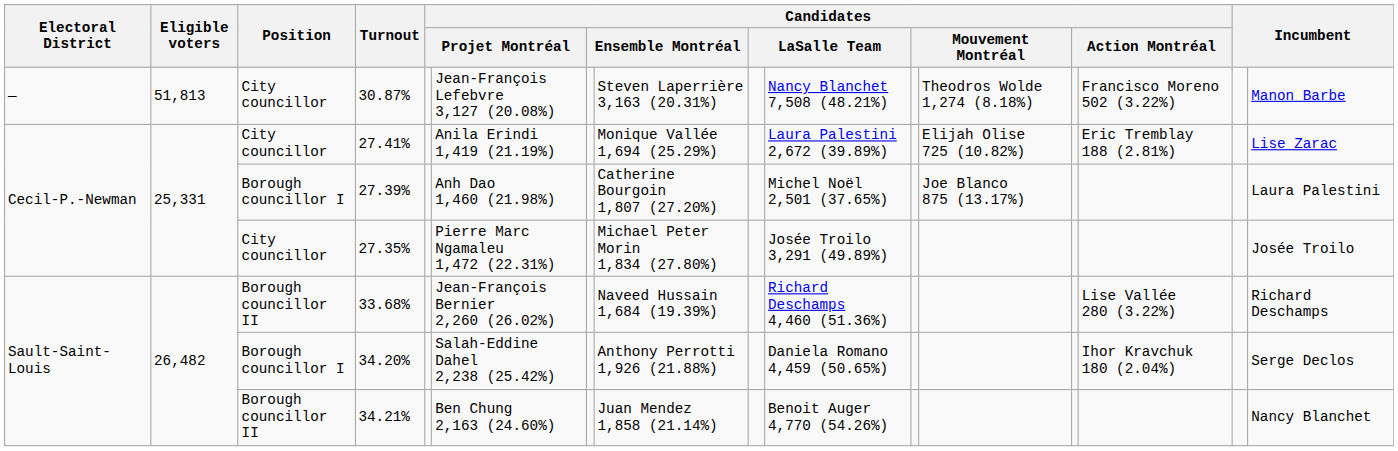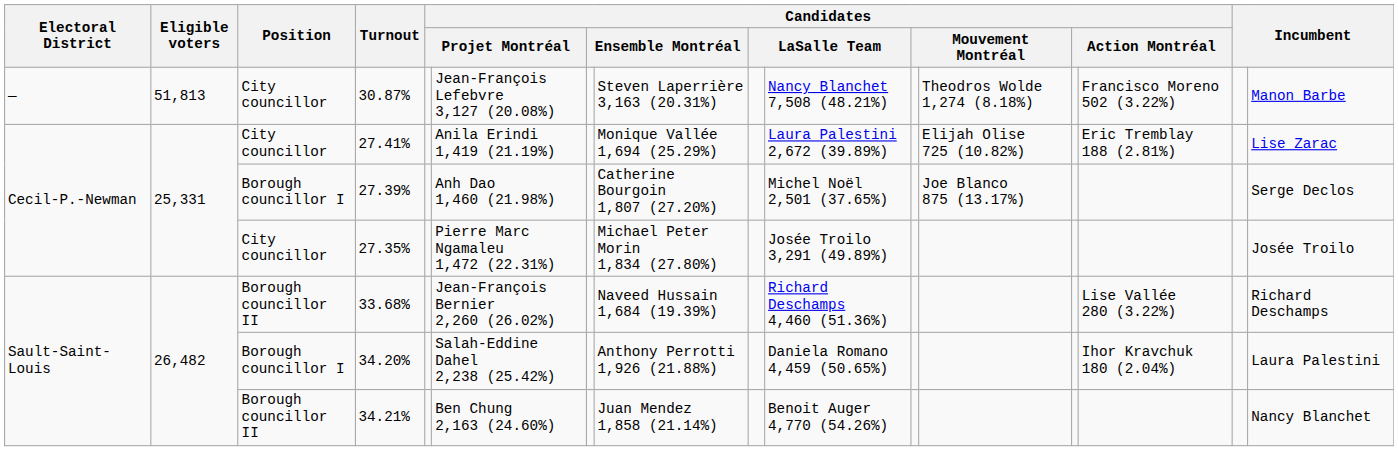(1316, 192) Laura Palestini -> (1303, 192) Serge Declos
(1303, 361) Serge Declos -> (1316, 361) Laura Palestini
